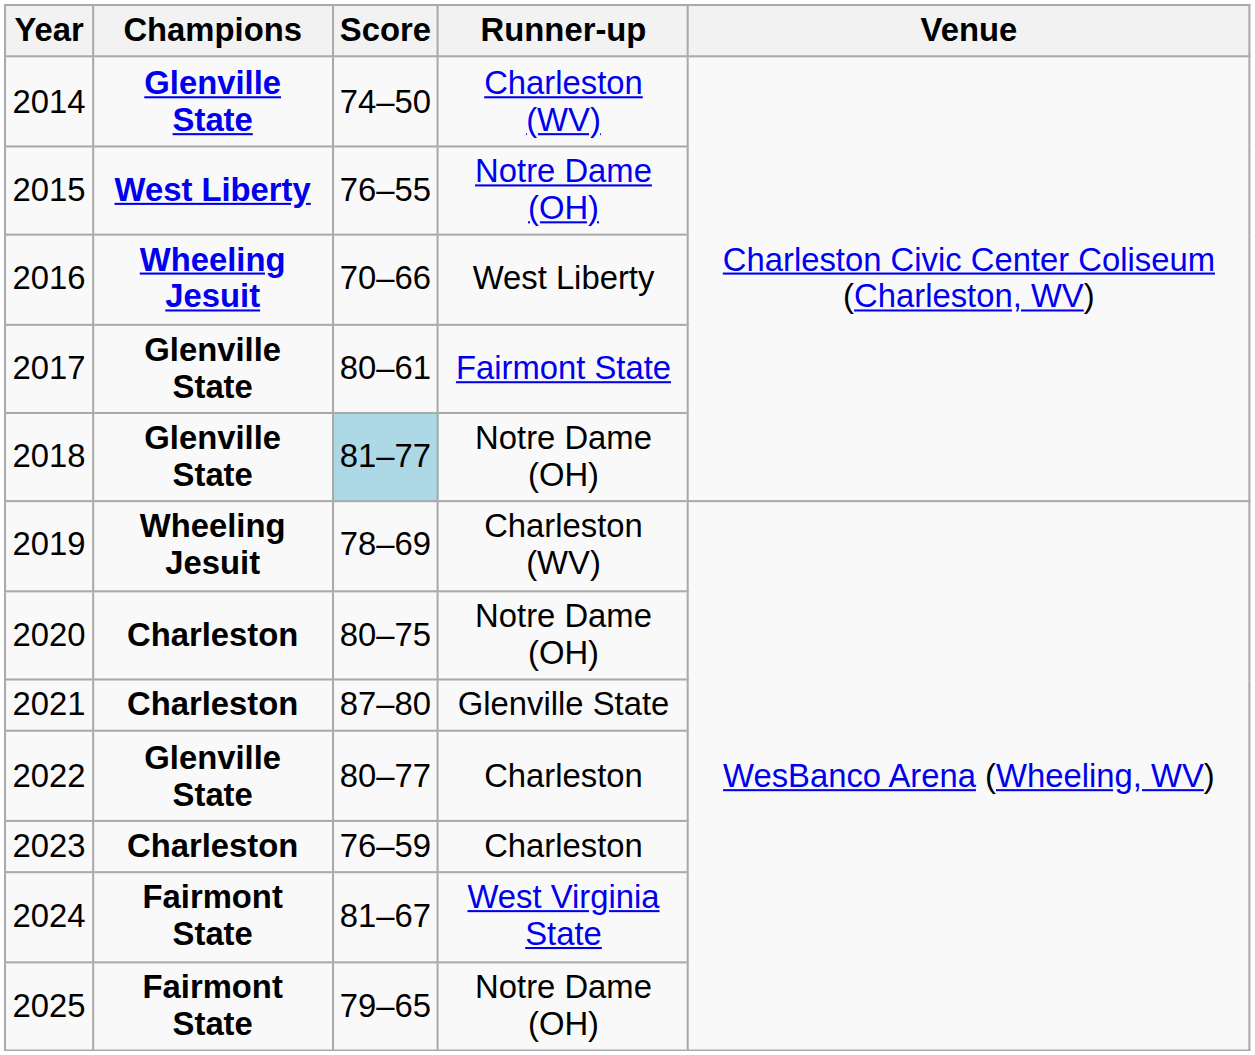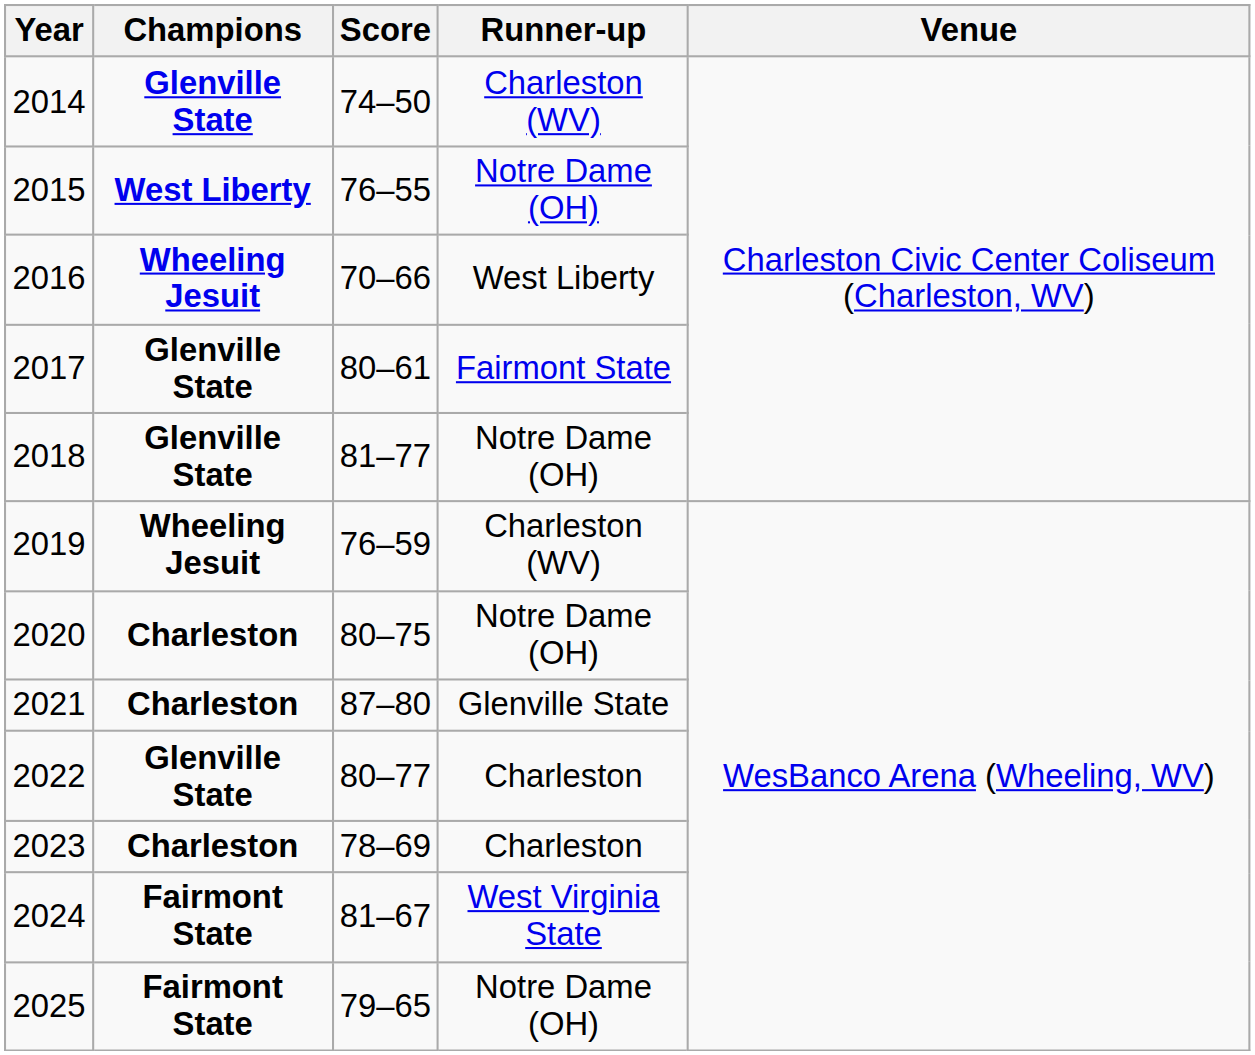(385, 456) lightblue background -> (385, 456) no background
(385, 545) 78–69 -> (385, 545) 76–59
(385, 845) 76–59 -> (385, 845) 78–69
